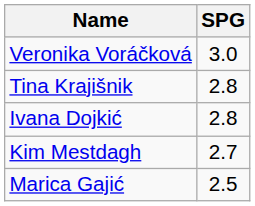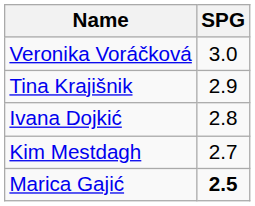(223, 86) 2.8 -> (223, 86) 2.9
(223, 184) normal -> (223, 184) bold
